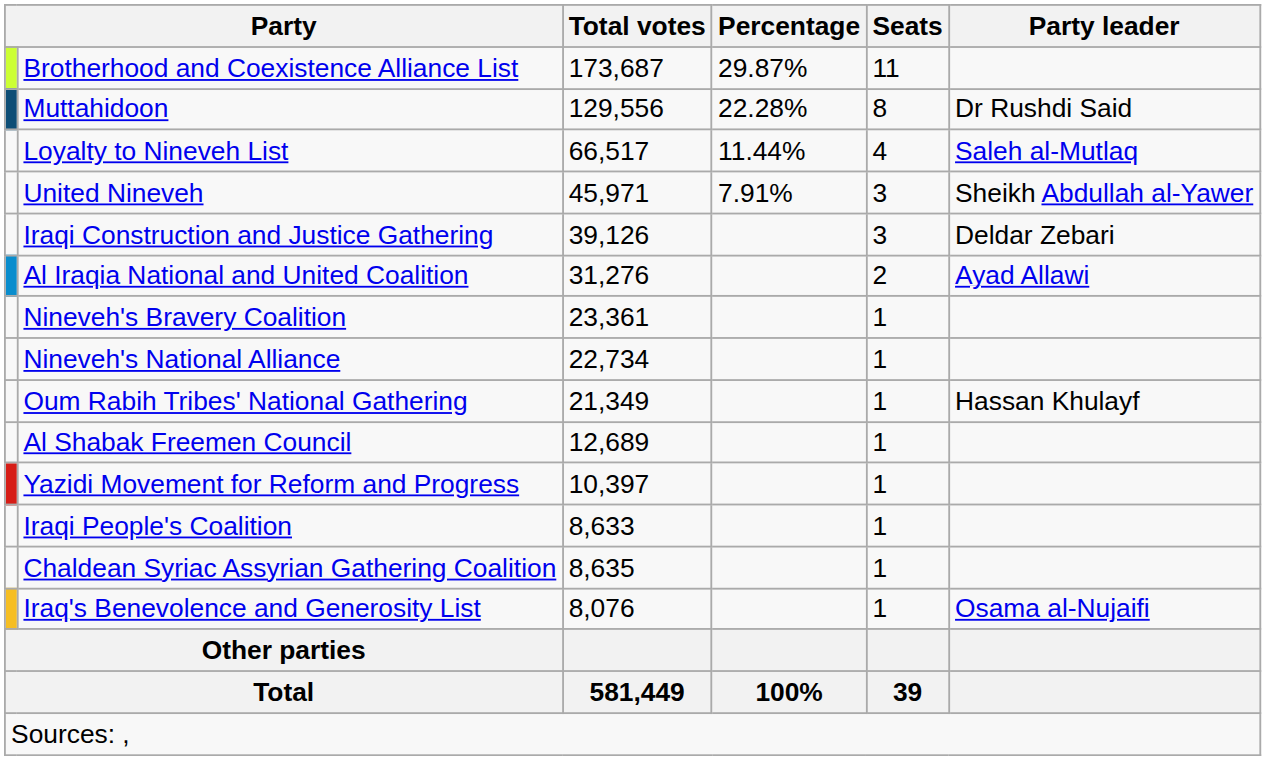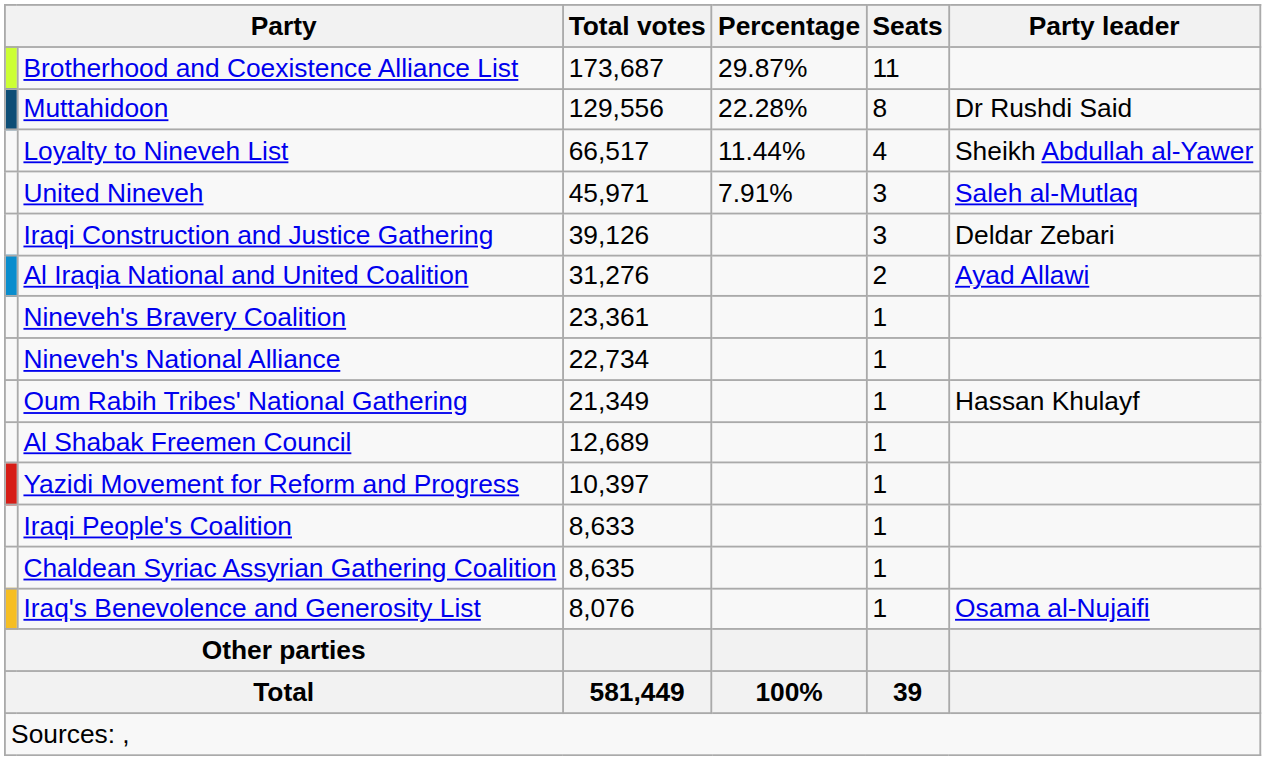(1047, 151) Saleh al-Mutlaq -> (1104, 151) Sheikh Abdullah al-Yawer
(1104, 193) Sheikh Abdullah al-Yawer -> (1047, 193) Saleh al-Mutlaq
